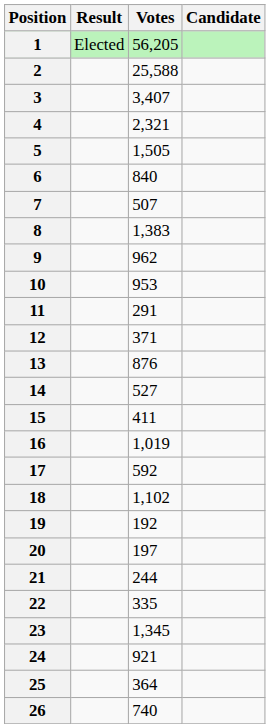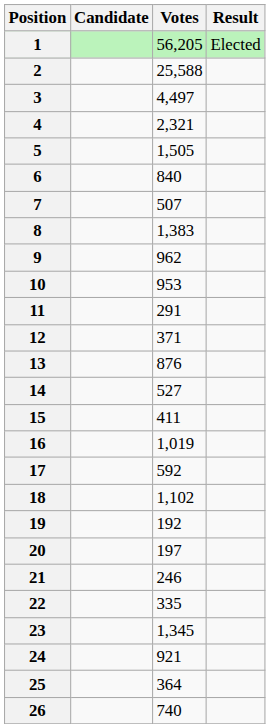columns swapped: (223, 17) <-> (99, 17)
(151, 97) 3,407 -> (175, 97) 4,497
(145, 577) 244 -> (169, 577) 246
